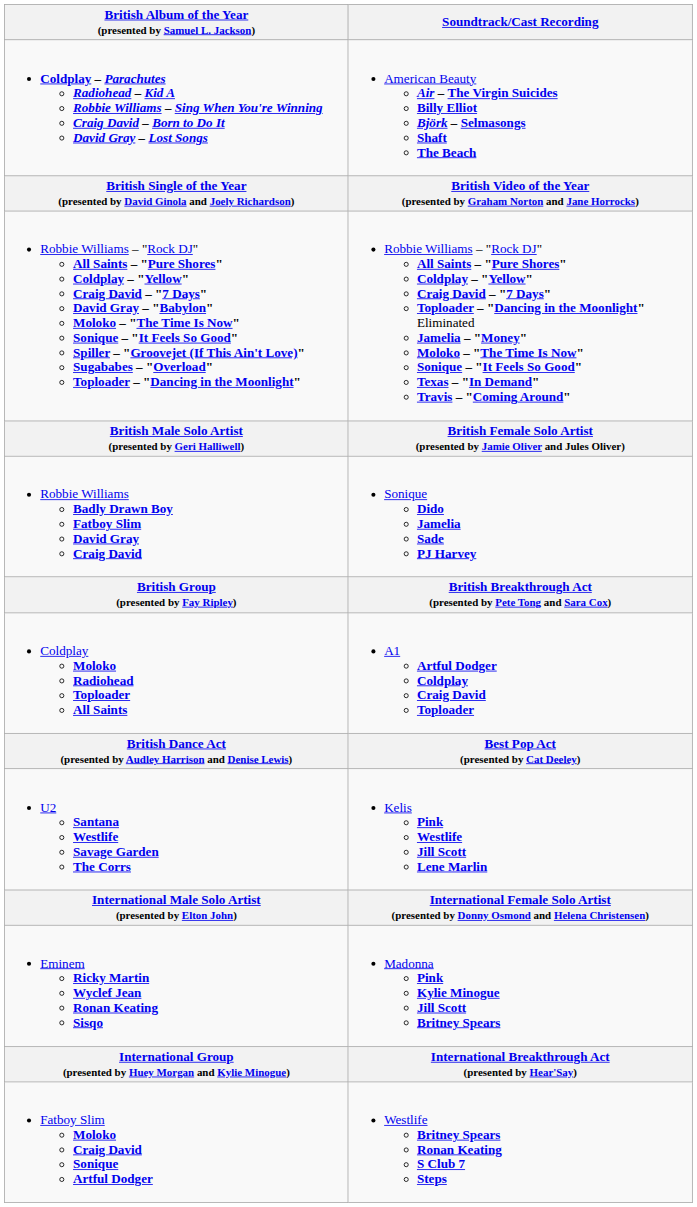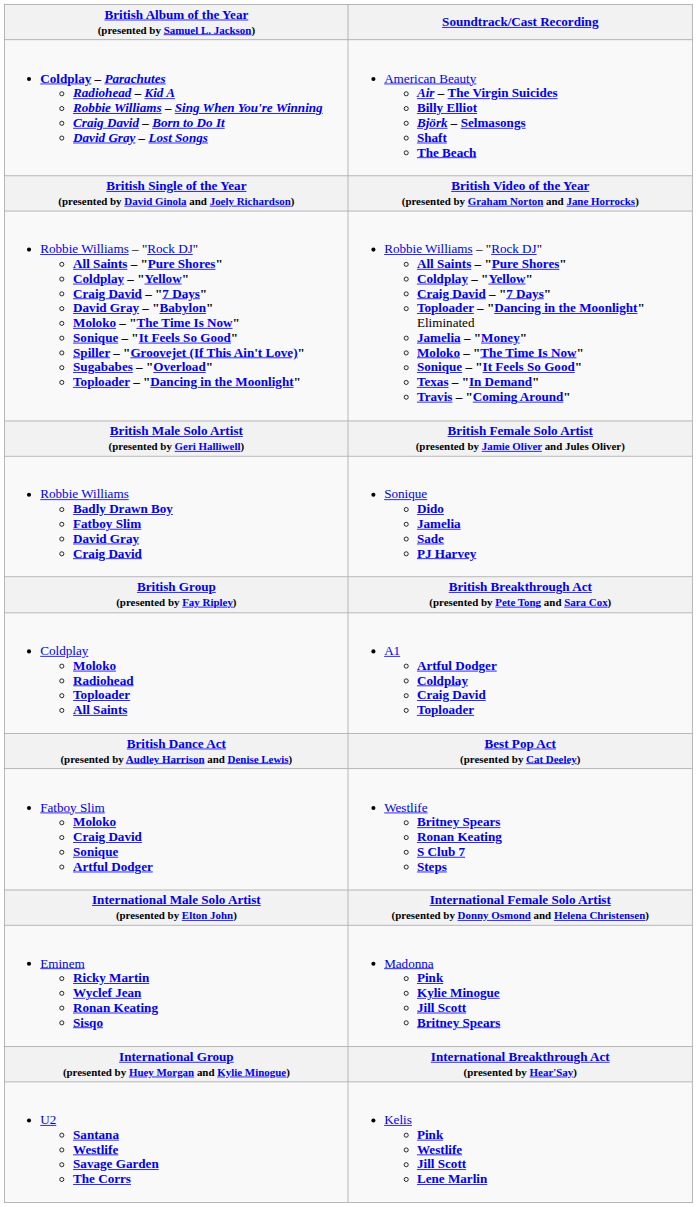rows swapped: (176, 1150) <-> (176, 837)
